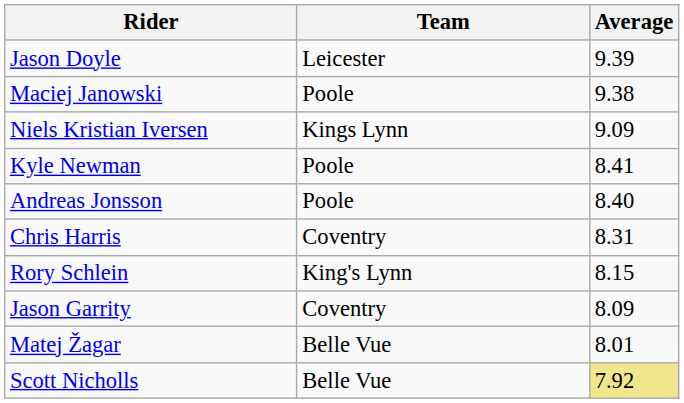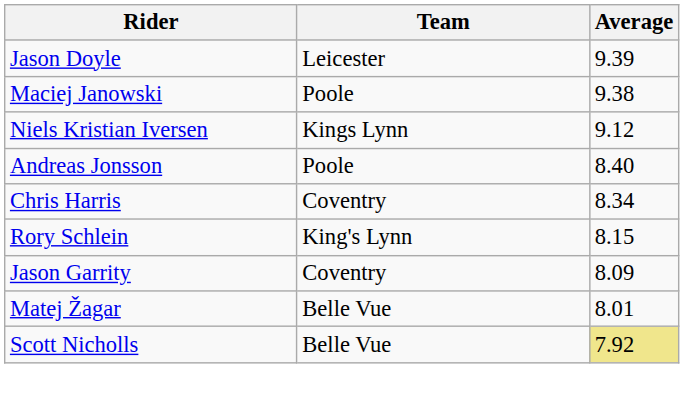(614, 129) 9.09 -> (614, 129) 9.12
- row: (75, 165)
(614, 237) 8.31 -> (614, 201) 8.34
